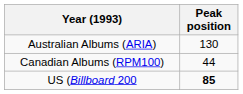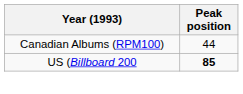- row: (92, 44)
